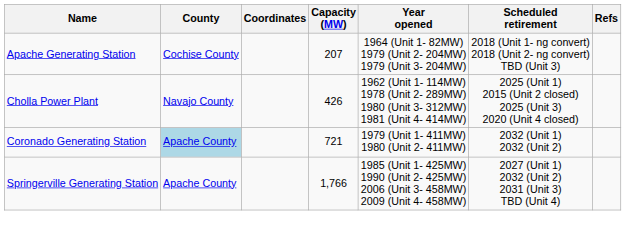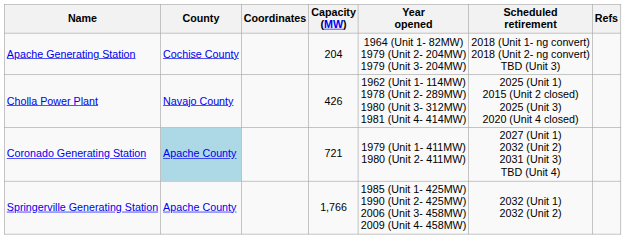(334, 54) 207 -> (334, 54) 204
(531, 142) 2032 (Unit 1) 2032 (Unit 2) -> (531, 154) 2027 (Unit 1) 2032 (Unit 2) 2031 (Unit 3) TBD (Unit 4)
(531, 183) 2027 (Unit 1) 2032 (Unit 2) 2031 (Unit 3) TBD (Unit 4) -> (531, 207) 2032 (Unit 1) 2032 (Unit 2)
